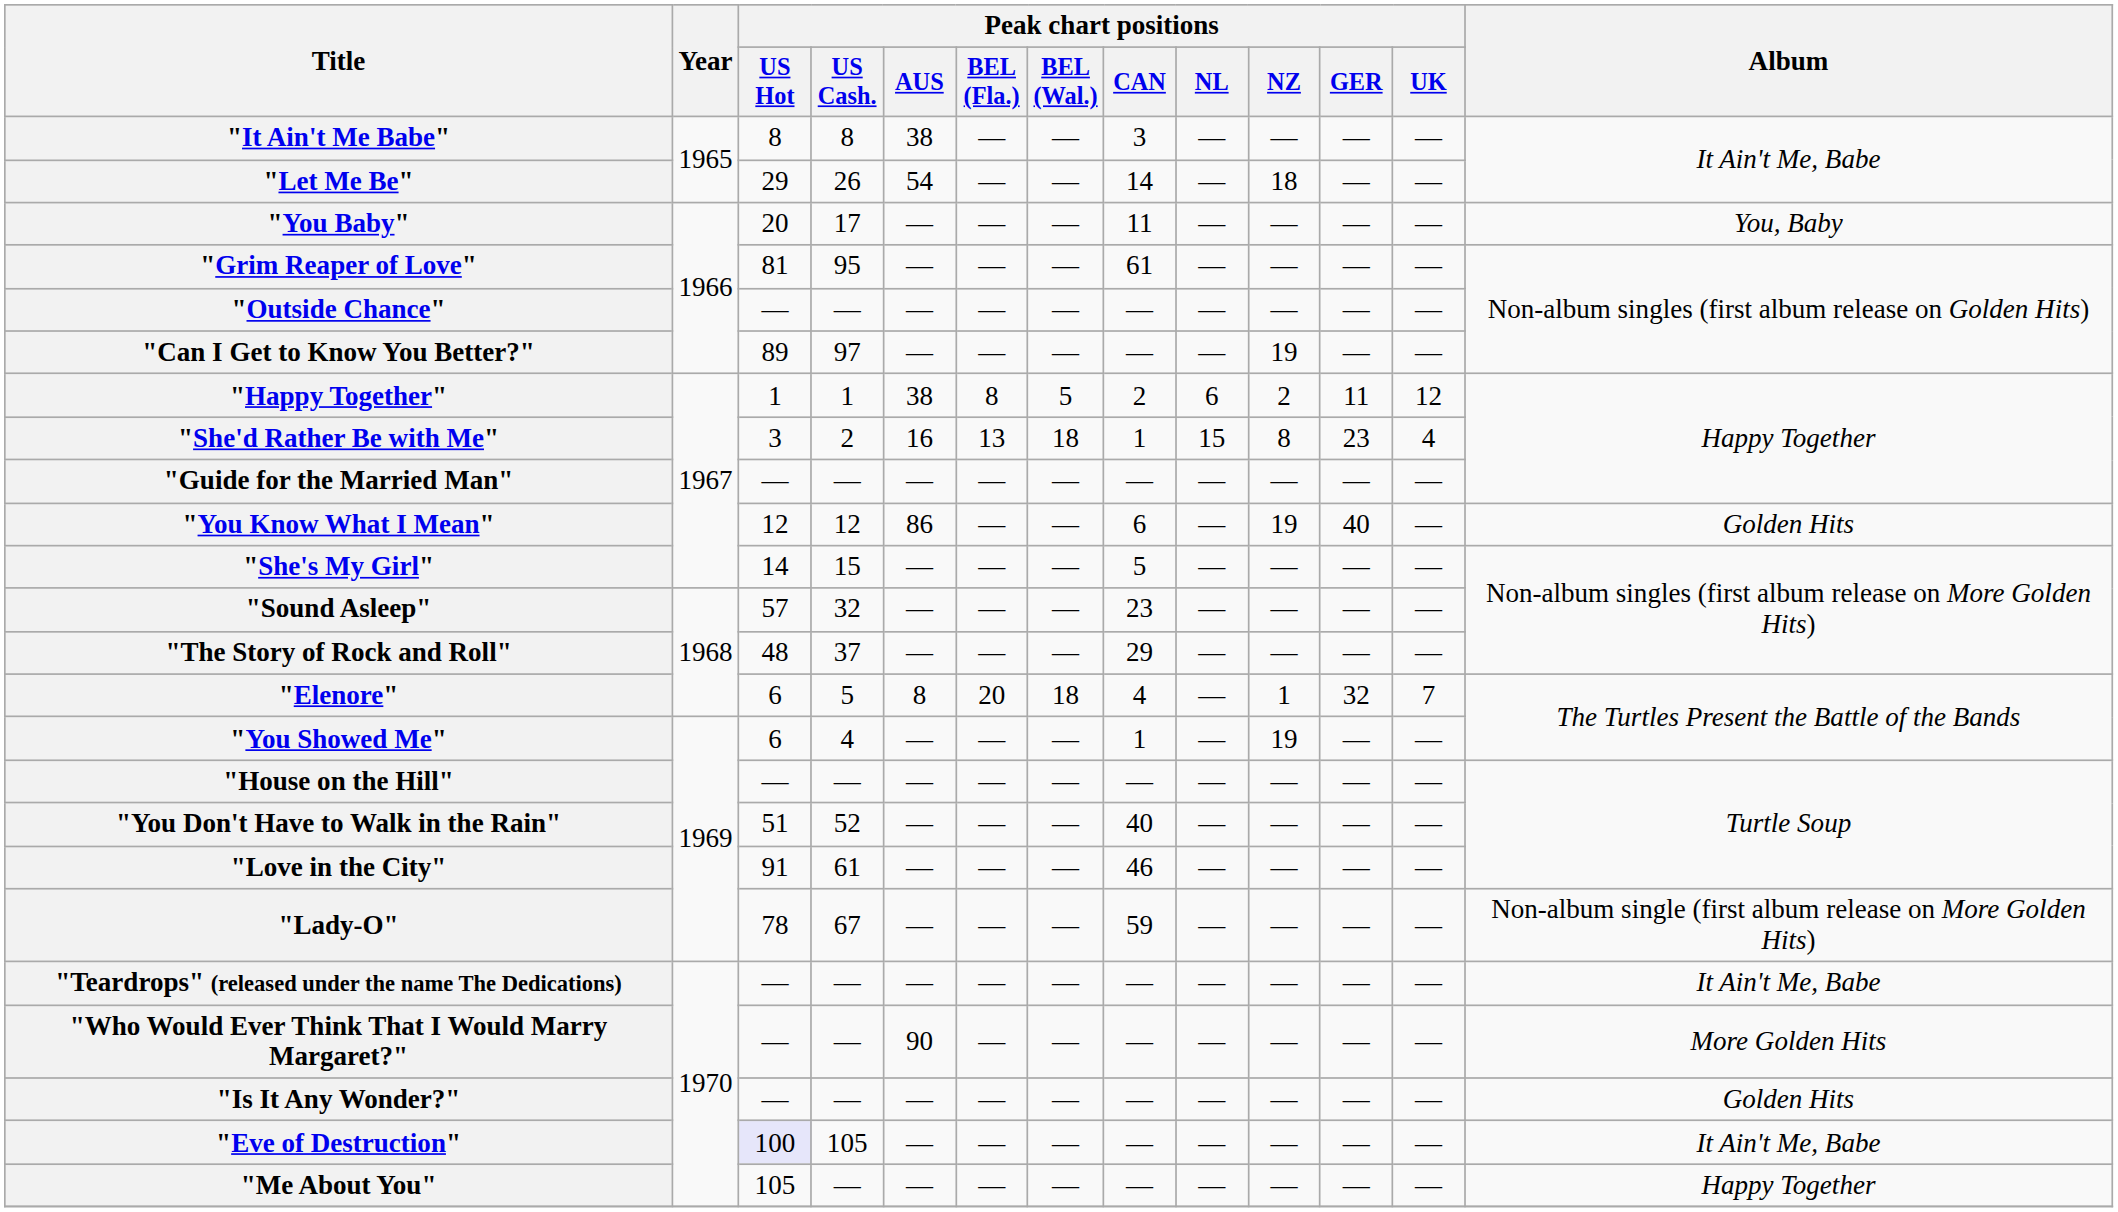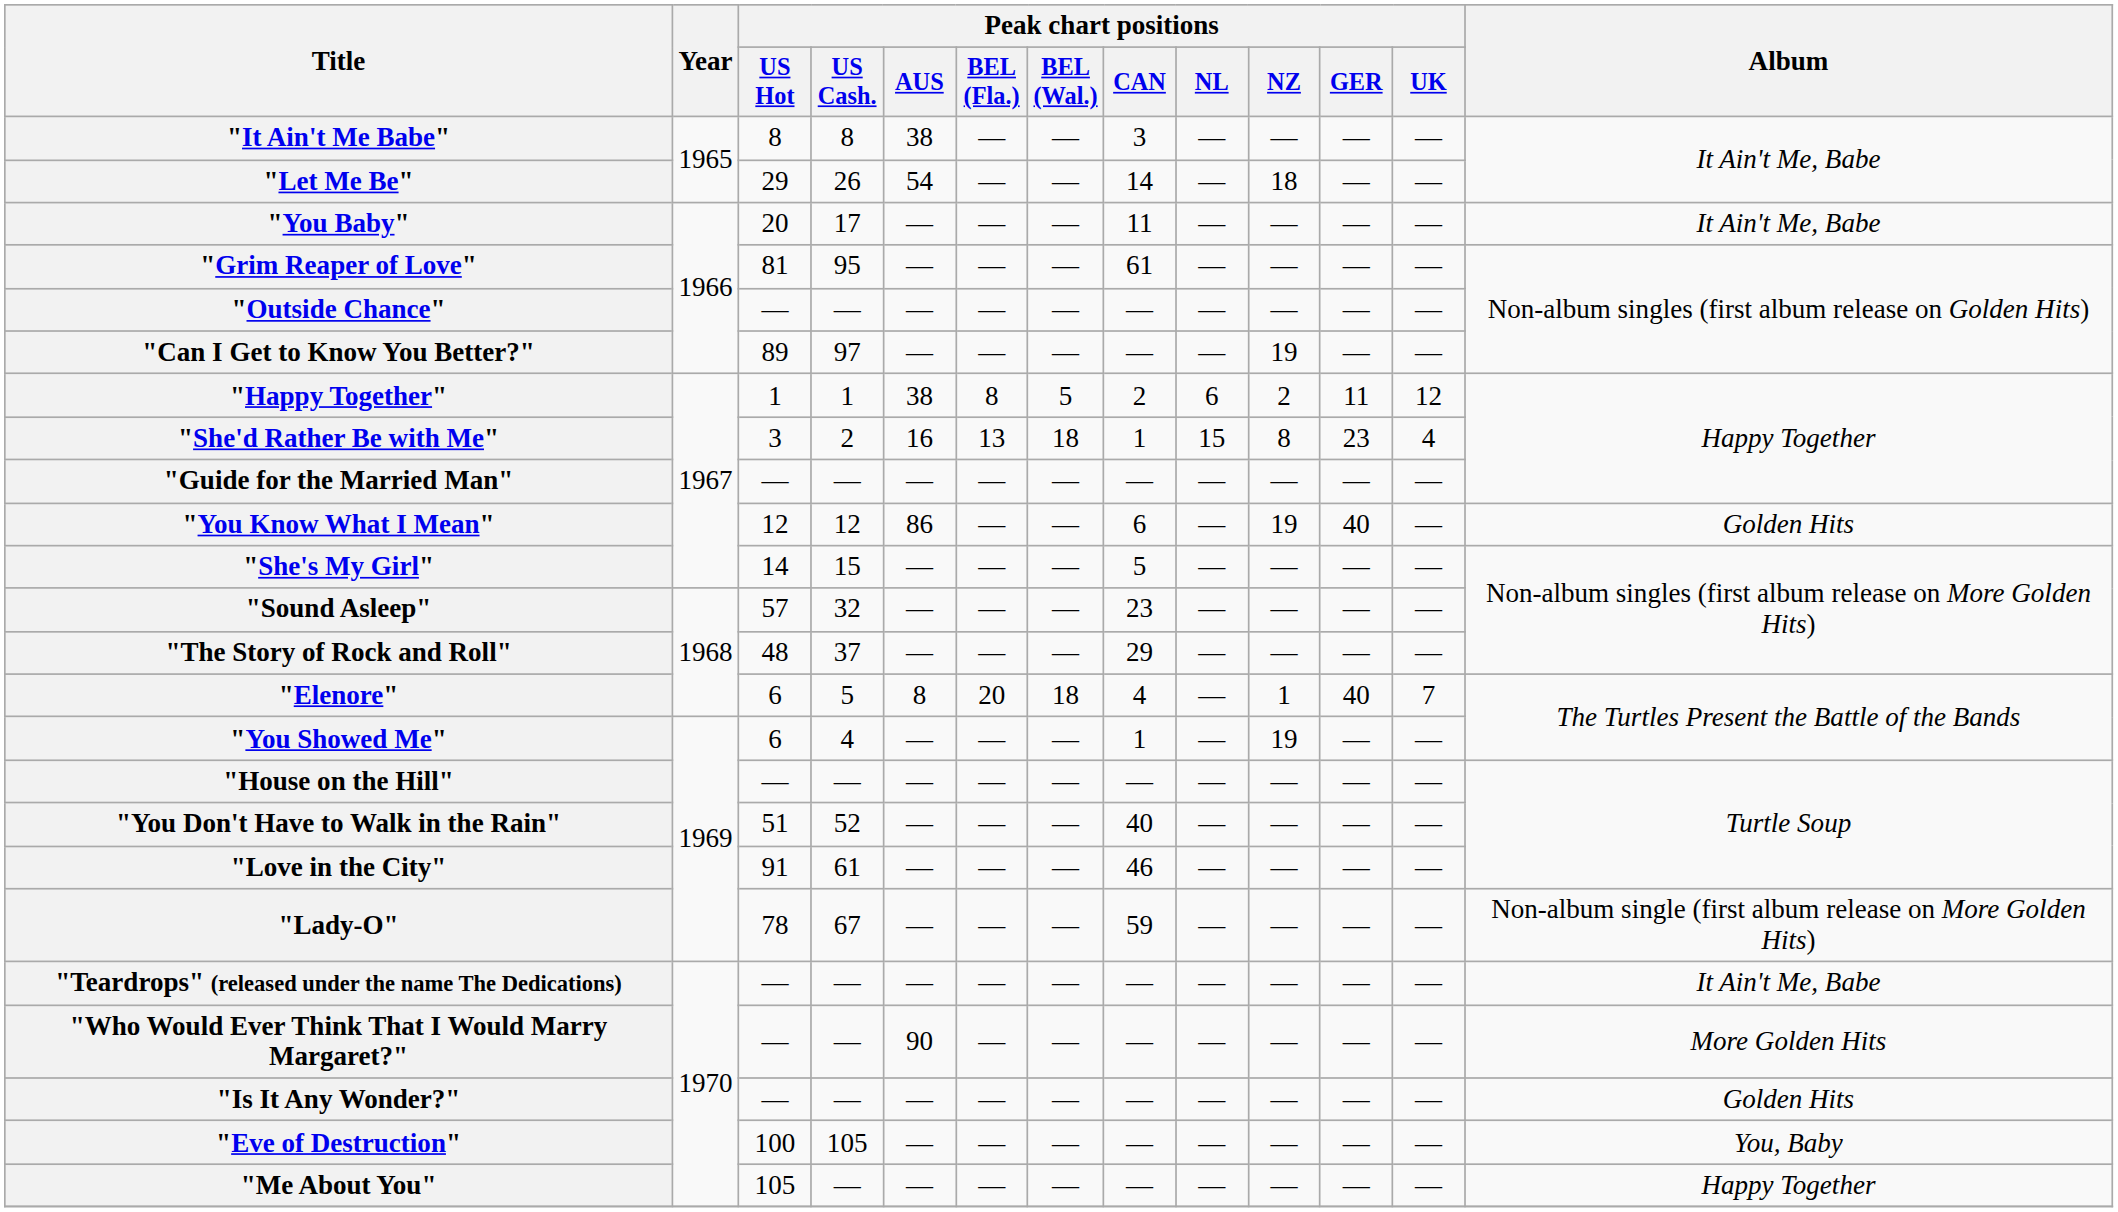(1788, 223) You, Baby -> (1788, 223) It Ain't Me, Babe
(1356, 695) 32 -> (1356, 695) 40
(775, 1141) lavender background -> (775, 1141) no background
(1788, 1141) It Ain't Me, Babe -> (1788, 1141) You, Baby
